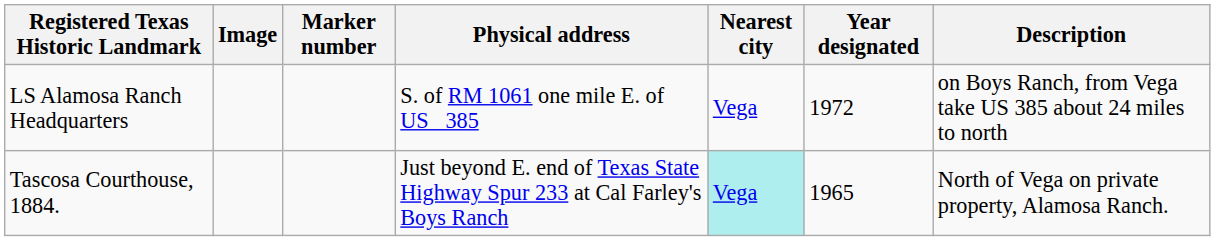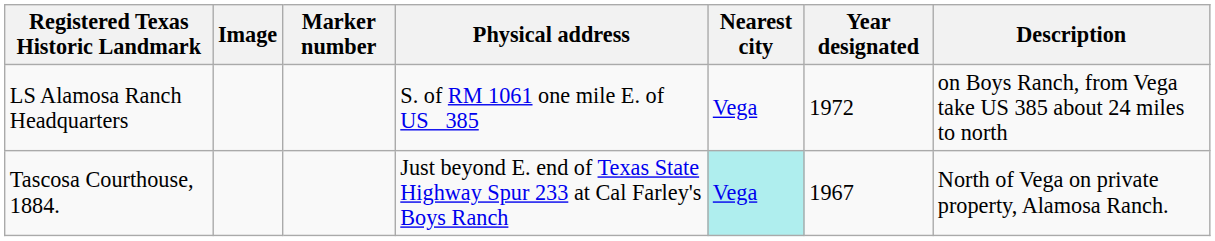(832, 192) 1965 -> (832, 192) 1967
